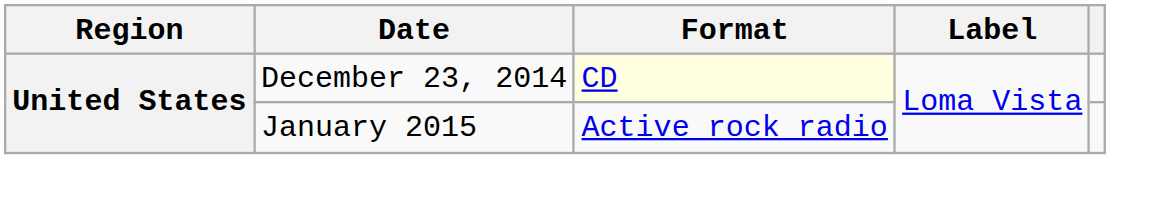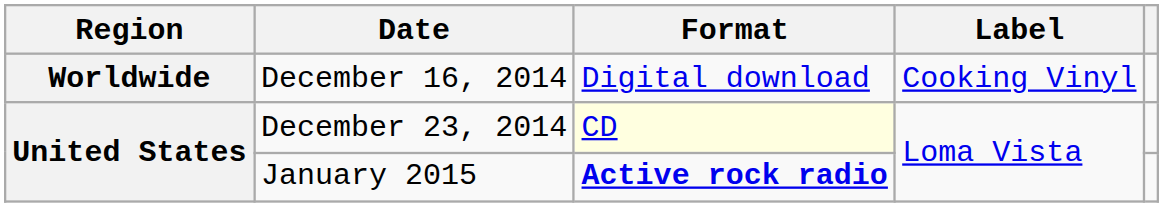+ row: (414, 79)
(735, 128) normal -> (735, 176) bold
